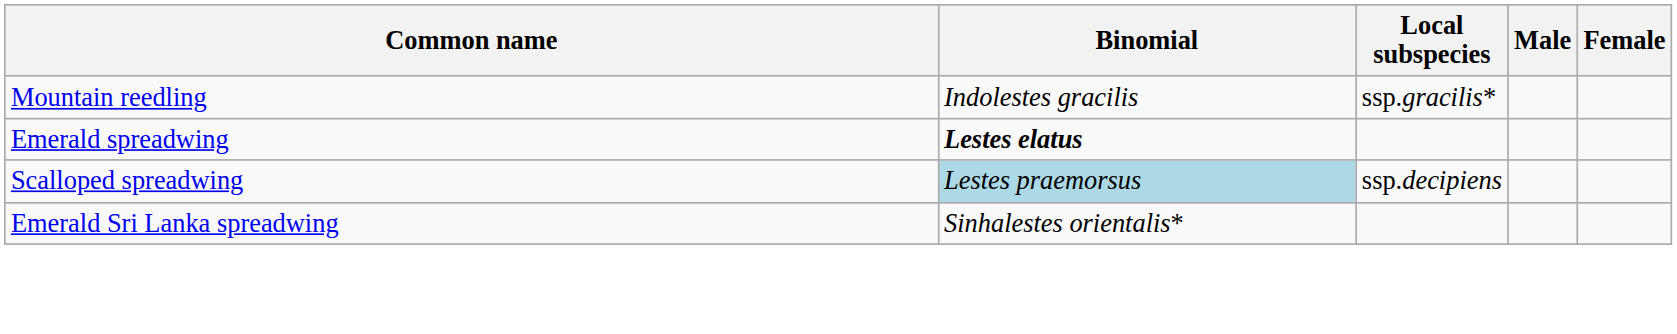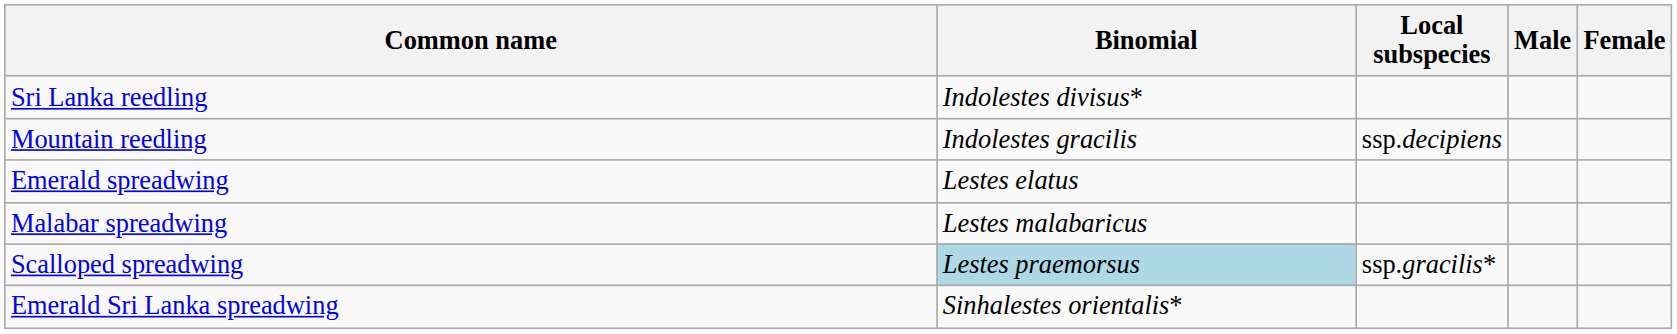+ row: (109, 97)
(1429, 97) ssp.gracilis* -> (1432, 138) ssp.decipiens
(1013, 138) bold -> (1011, 180) normal
+ row: (119, 222)
(1432, 180) ssp.decipiens -> (1429, 264) ssp.gracilis*
